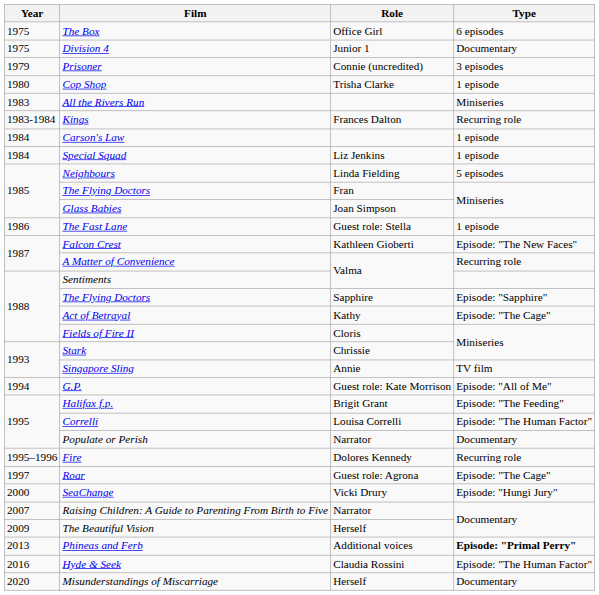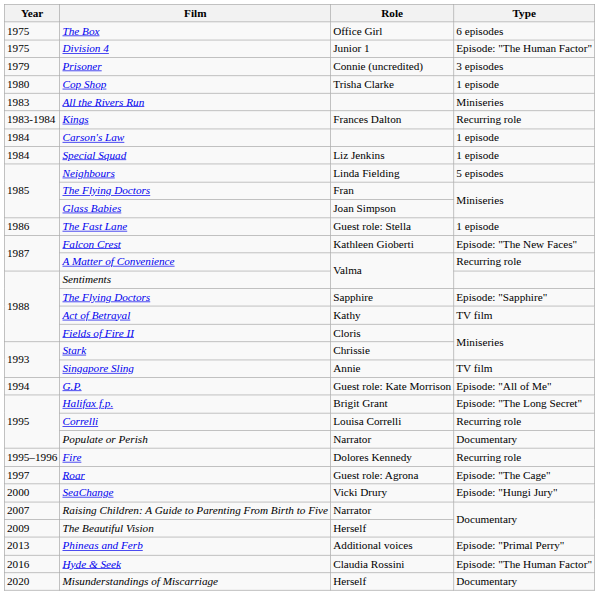(487, 48) Documentary -> (524, 48) Episode: "The Human Factor"
(503, 315) Episode: "The Cage" -> (474, 315) TV film
(510, 404) Episode: "The Feeding" -> (519, 404) Episode: "The Long Secret"
(524, 421) Episode: "The Human Factor" -> (489, 421) Recurring role
(516, 546) bold -> (510, 546) normal
